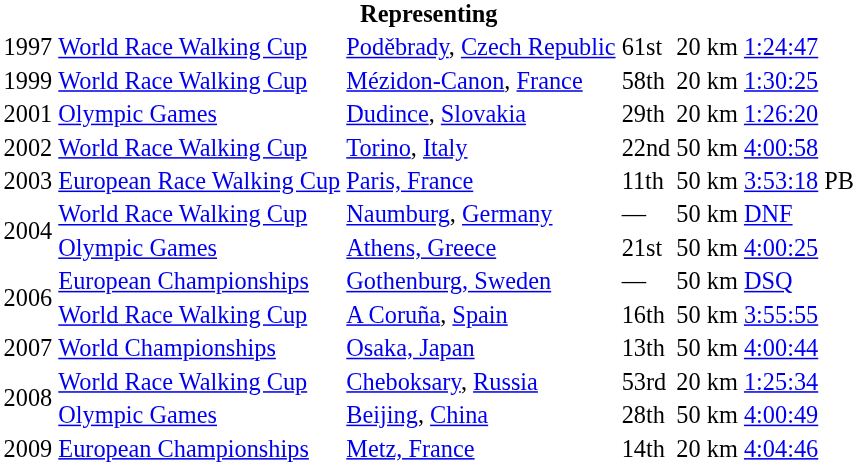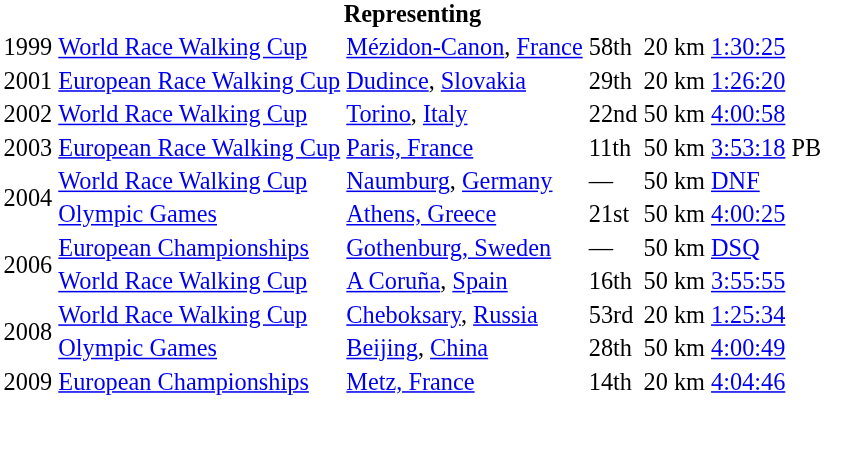- row: (481, 47)
(138, 114) Olympic Games -> (199, 80) European Race Walking Cup
- row: (410, 348)
